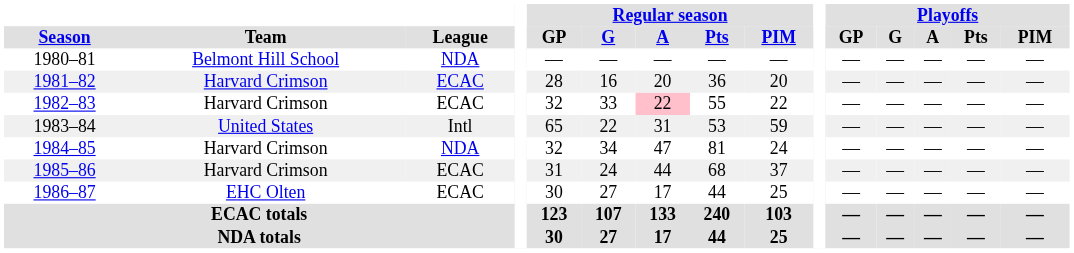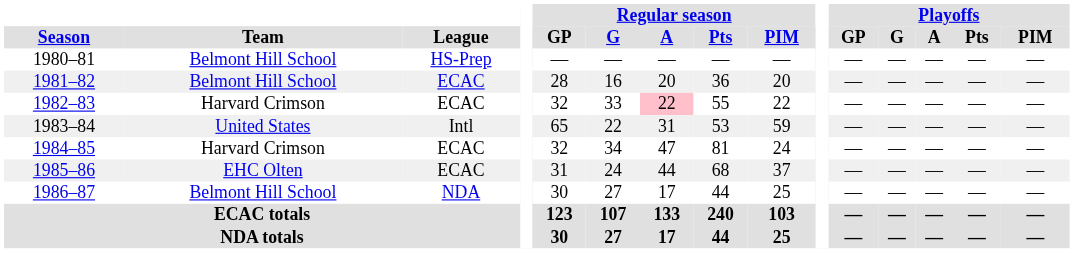(460, 59) NDA -> (461, 59) HS-Prep
(266, 81) Harvard Crimson -> (263, 81) Belmont Hill School
(460, 148) NDA -> (461, 148) ECAC
(266, 170) Harvard Crimson -> (263, 170) EHC Olten
(266, 192) EHC Olten -> (263, 192) Belmont Hill School
(460, 192) ECAC -> (461, 192) NDA
